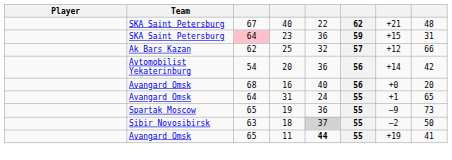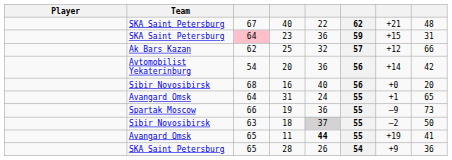(160, 85) Avangard Omsk -> (170, 85) Sibir Novosibirsk
(252, 110) 65 -> (252, 110) 66
+ row: (287, 149)
